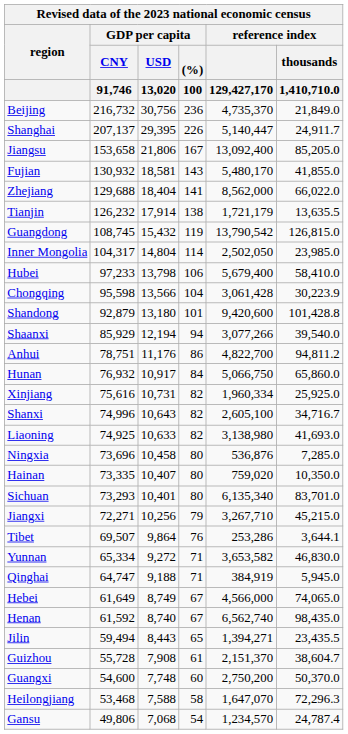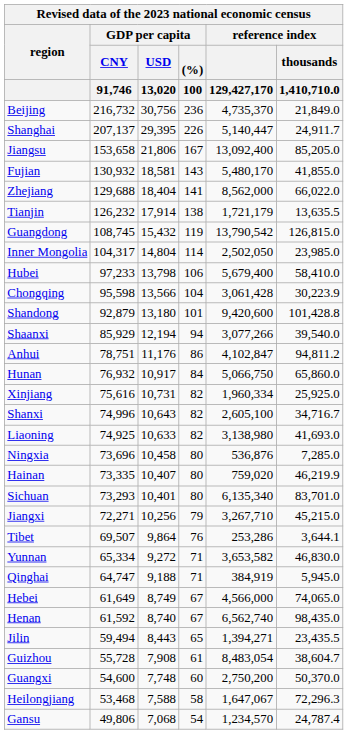(247, 353) 4,822,700 -> (247, 353) 4,102,847
(317, 475) 10,350.0 -> (317, 475) 46,219.9
(247, 658) 2,151,370 -> (247, 658) 8,483,054
(247, 698) 1,647,070 -> (247, 698) 1,647,067
